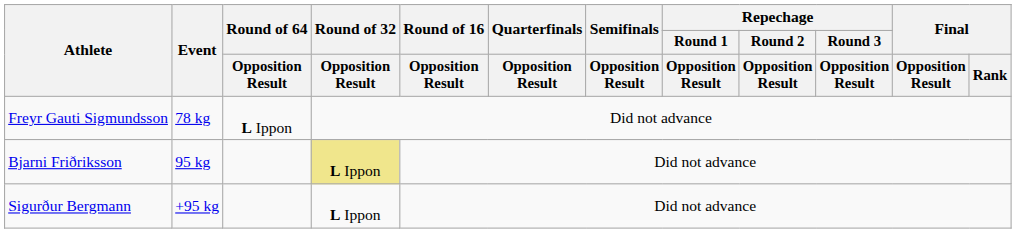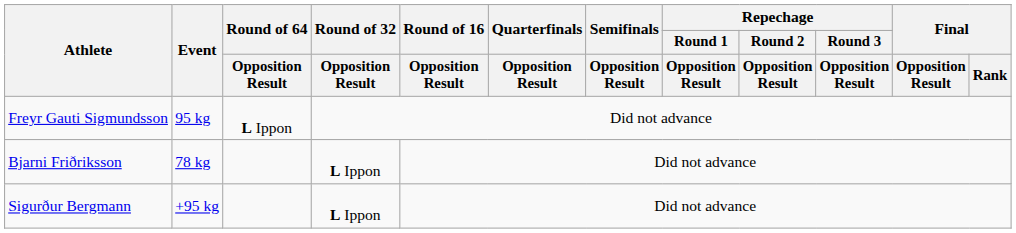(193, 118) 78 kg -> (193, 118) 95 kg
(193, 162) 95 kg -> (193, 162) 78 kg
(355, 171) khaki background -> (355, 171) no background
